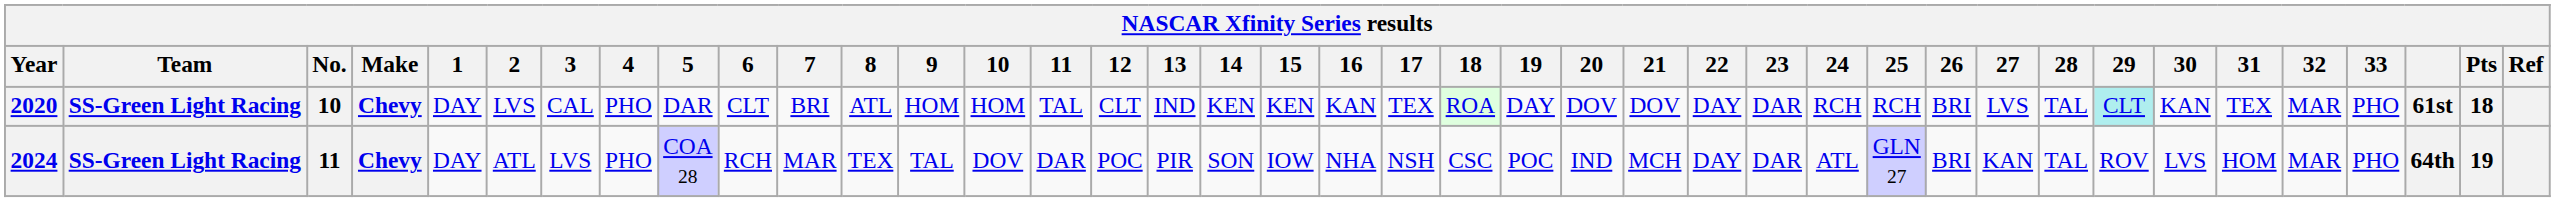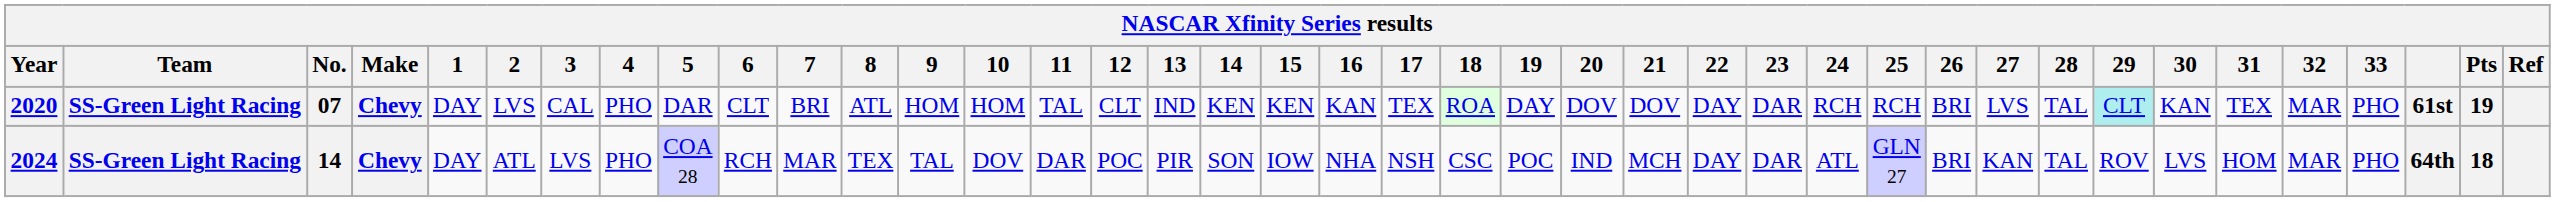(329, 105) 10 -> (329, 105) 07
(2482, 105) 18 -> (2482, 105) 19
(329, 160) 11 -> (329, 160) 14
(2482, 160) 19 -> (2482, 160) 18
